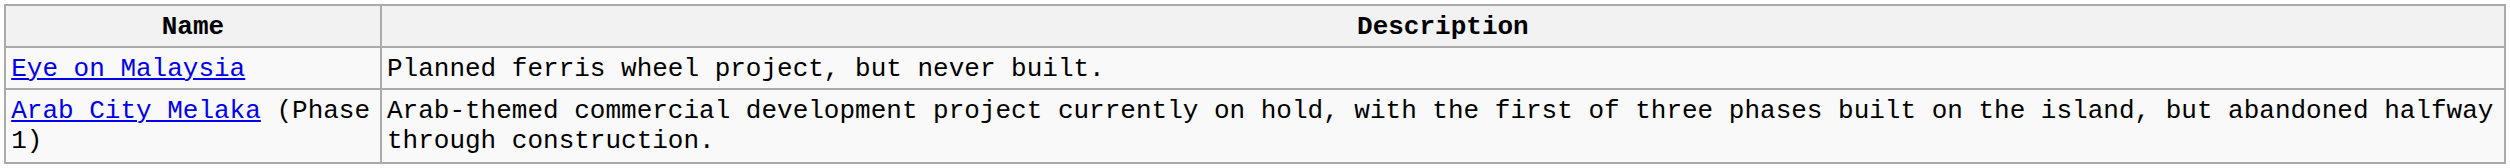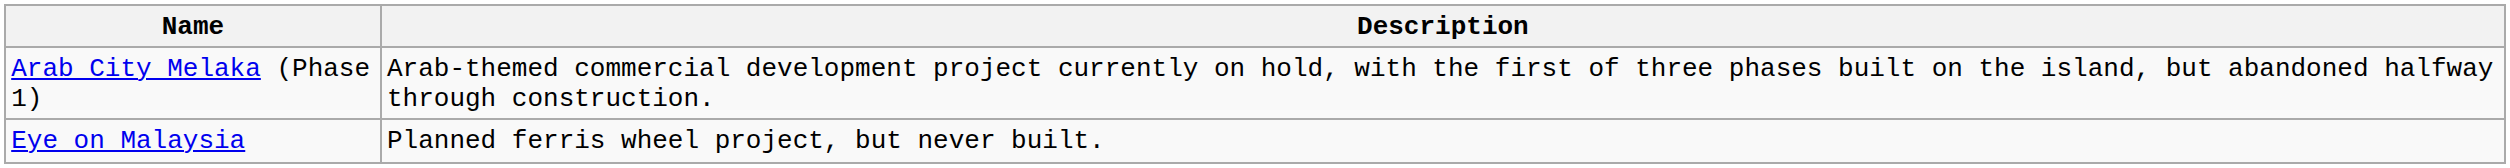rows swapped: (191, 126) <-> (128, 69)
